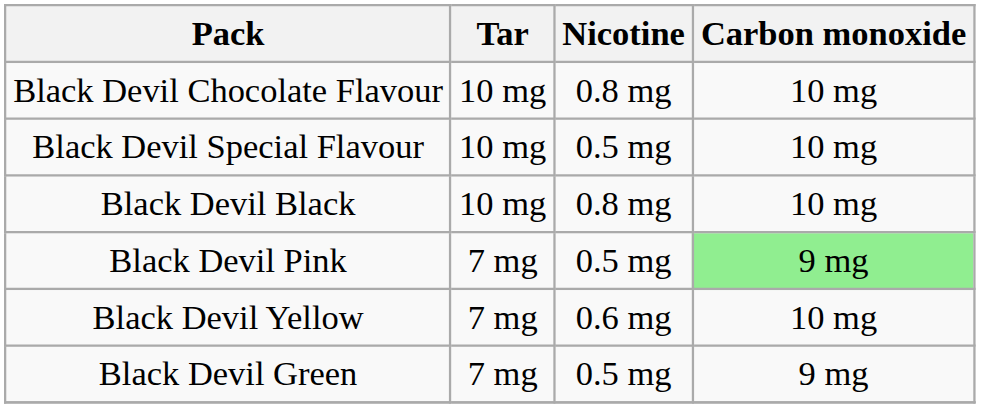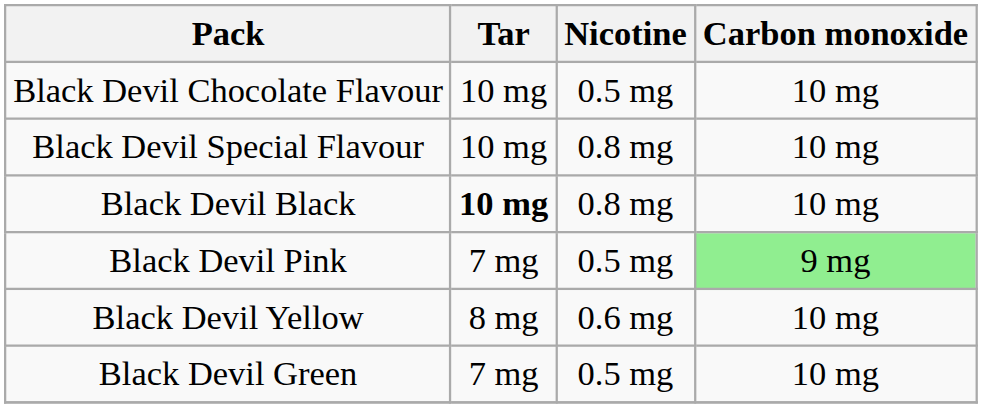(624, 90) 0.8 mg -> (625, 90) 0.5 mg
(624, 146) 0.5 mg -> (625, 146) 0.8 mg
(503, 203) normal -> (504, 203) bold
(503, 317) 7 mg -> (504, 317) 8 mg
(834, 374) 9 mg -> (835, 374) 10 mg
